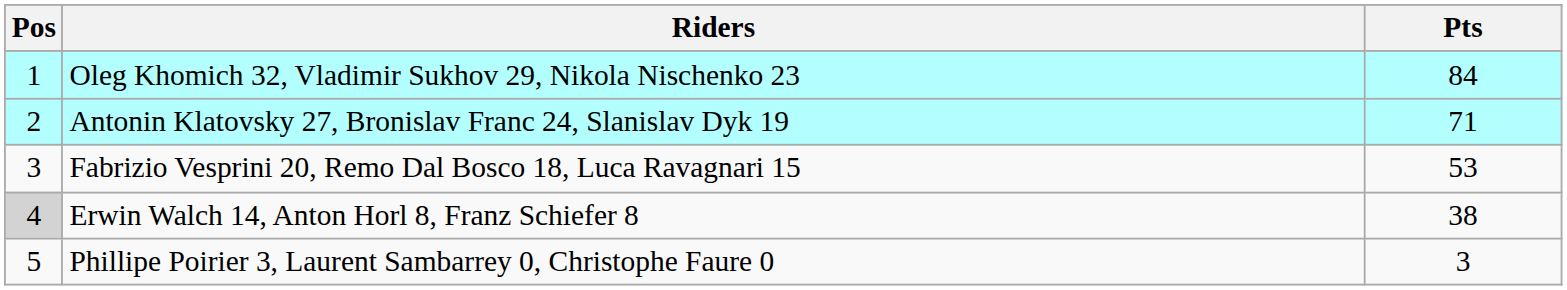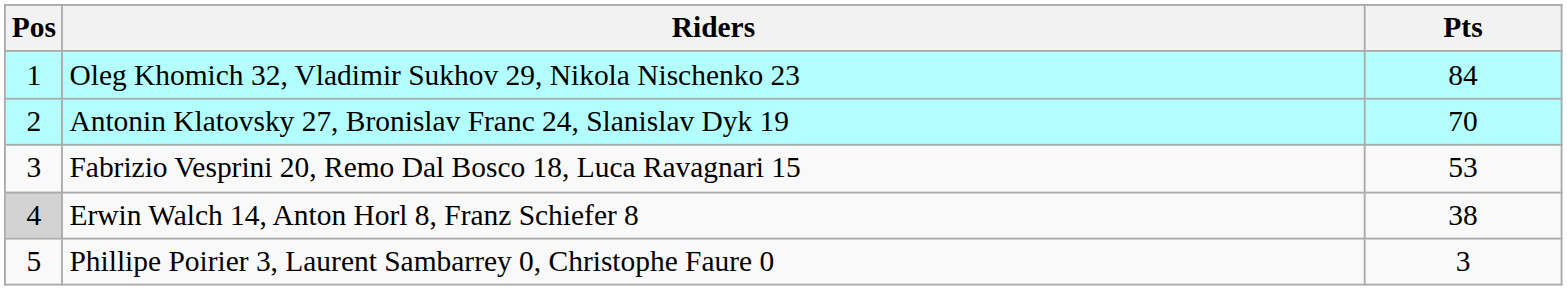(1463, 121) 71 -> (1463, 121) 70
